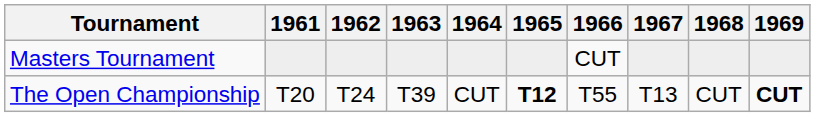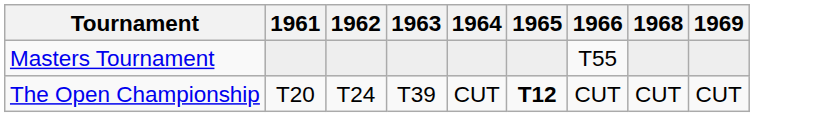- column: (658, 23)
(598, 58) CUT -> (598, 58) T55
(598, 94) T55 -> (598, 94) CUT
(779, 94) bold -> (719, 94) normal
